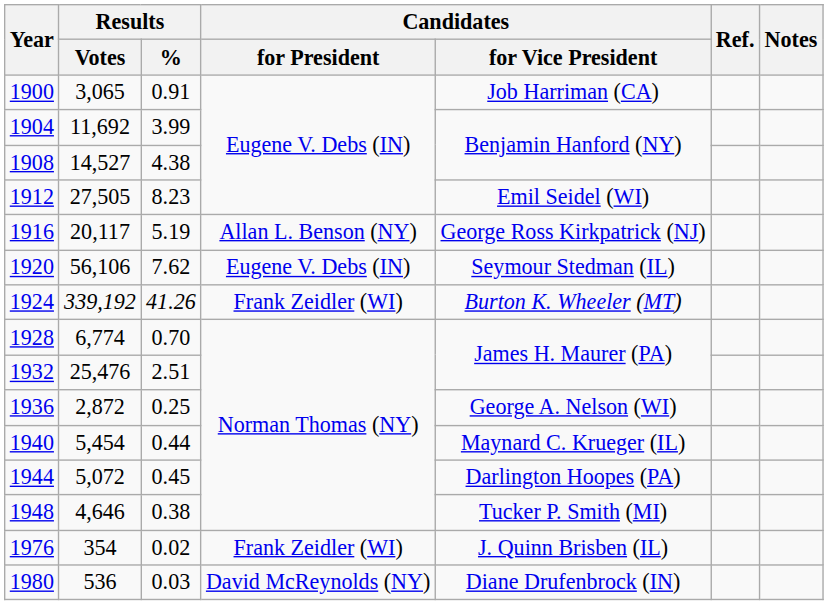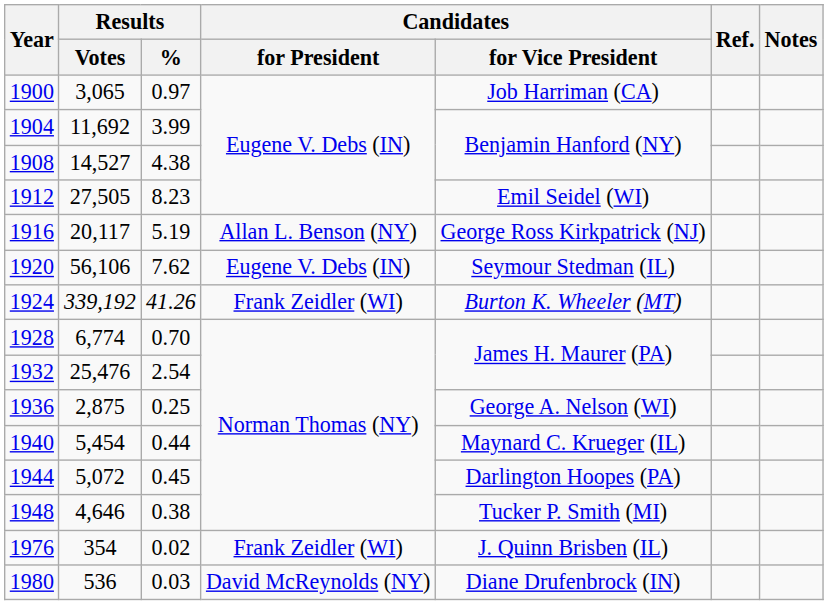(171, 92) 0.91 -> (171, 92) 0.97
(171, 372) 2.51 -> (171, 372) 2.54
(100, 407) 2,872 -> (100, 407) 2,875
